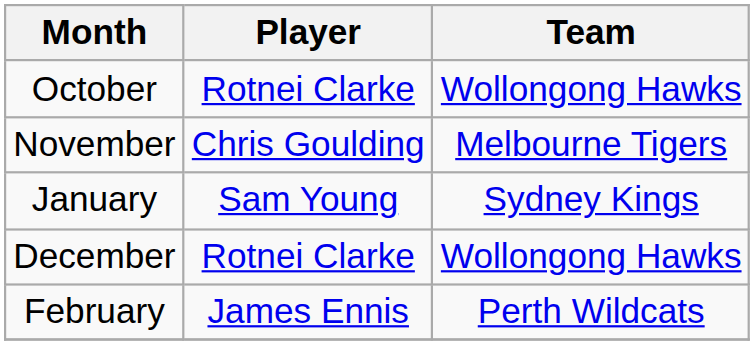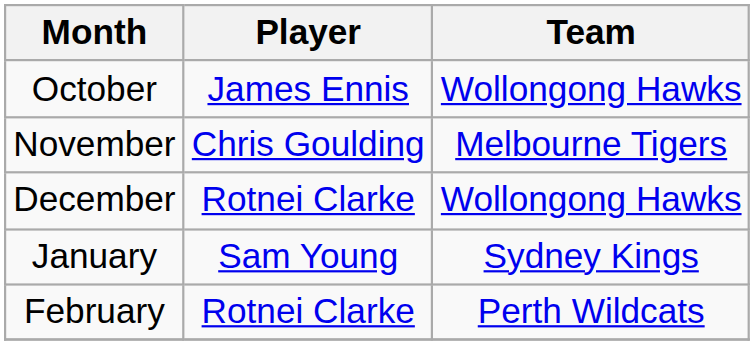(308, 88) Rotnei Clarke -> (308, 88) James Ennis
rows swapped: (94, 255) <-> (94, 199)
(308, 311) James Ennis -> (308, 311) Rotnei Clarke
